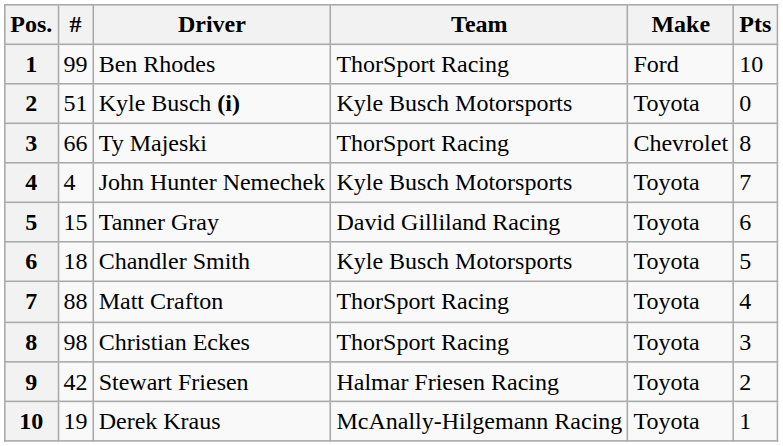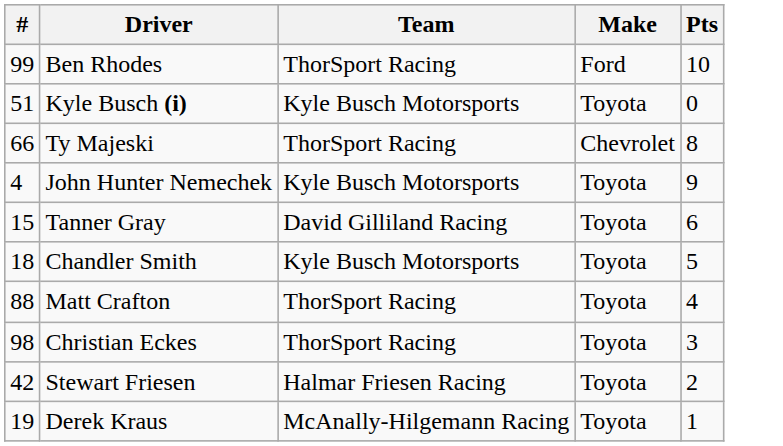- column: (31, 24)
(745, 182) 7 -> (692, 182) 9
